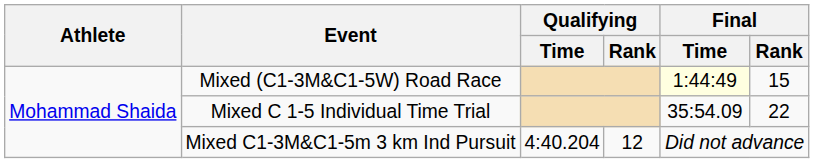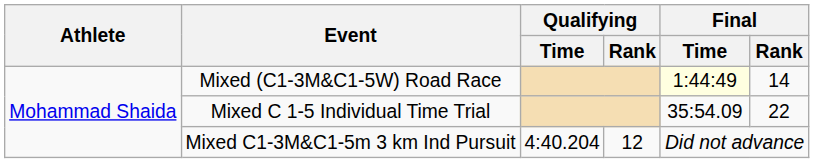(779, 81) 15 -> (779, 81) 14
